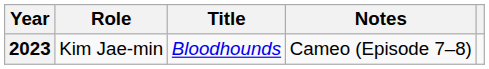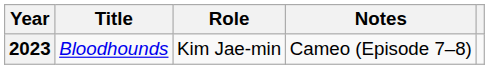columns swapped: (226, 19) <-> (111, 19)
